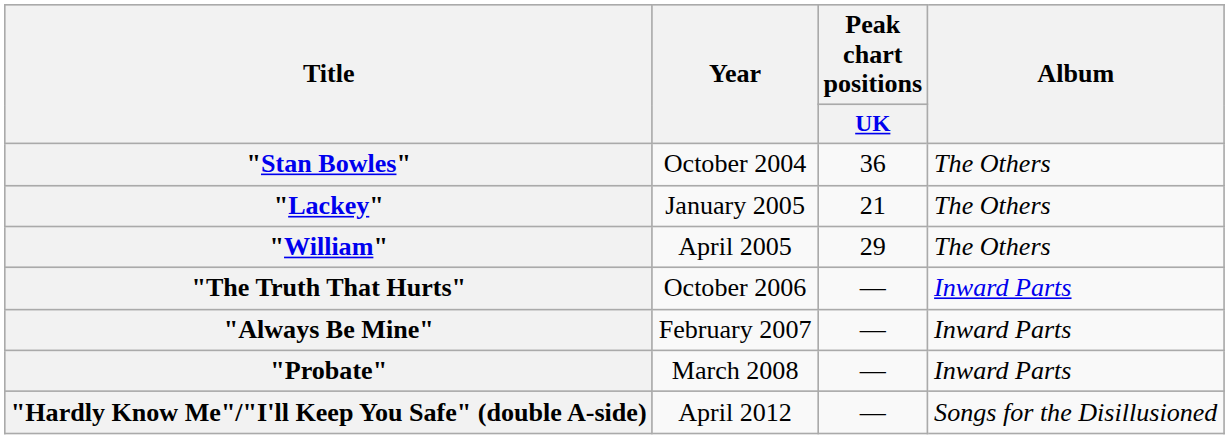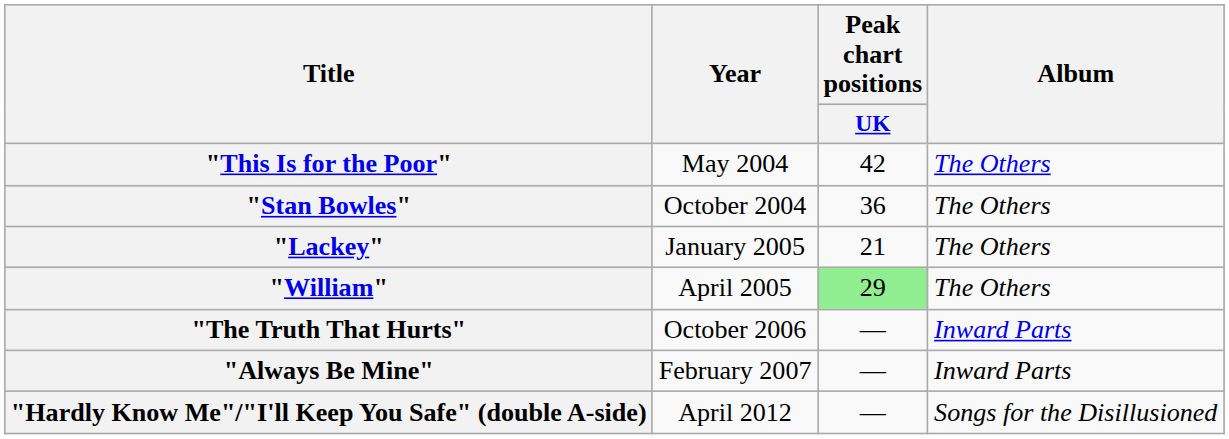+ row: (329, 163)
(873, 246) no background -> (873, 288) lightgreen background
- row: (329, 370)
